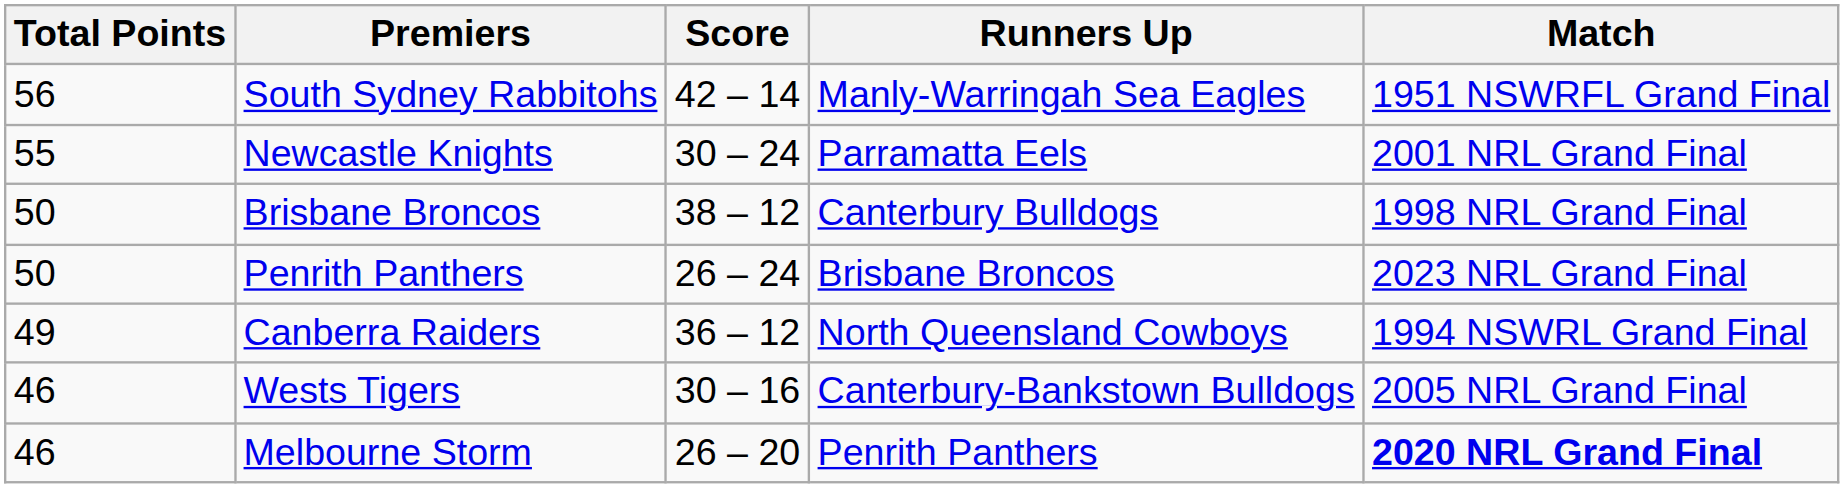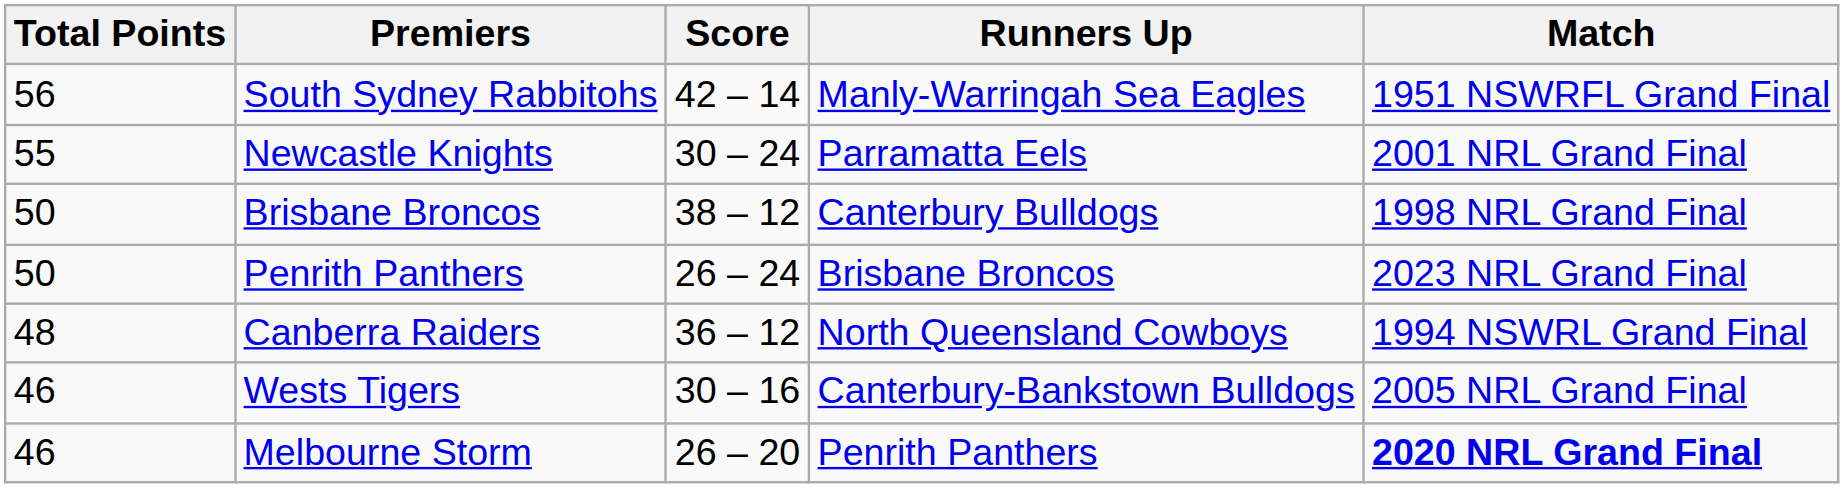(35, 332) 49 -> (35, 332) 48
